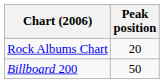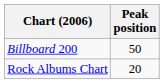rows swapped: (42, 68) <-> (58, 48)
